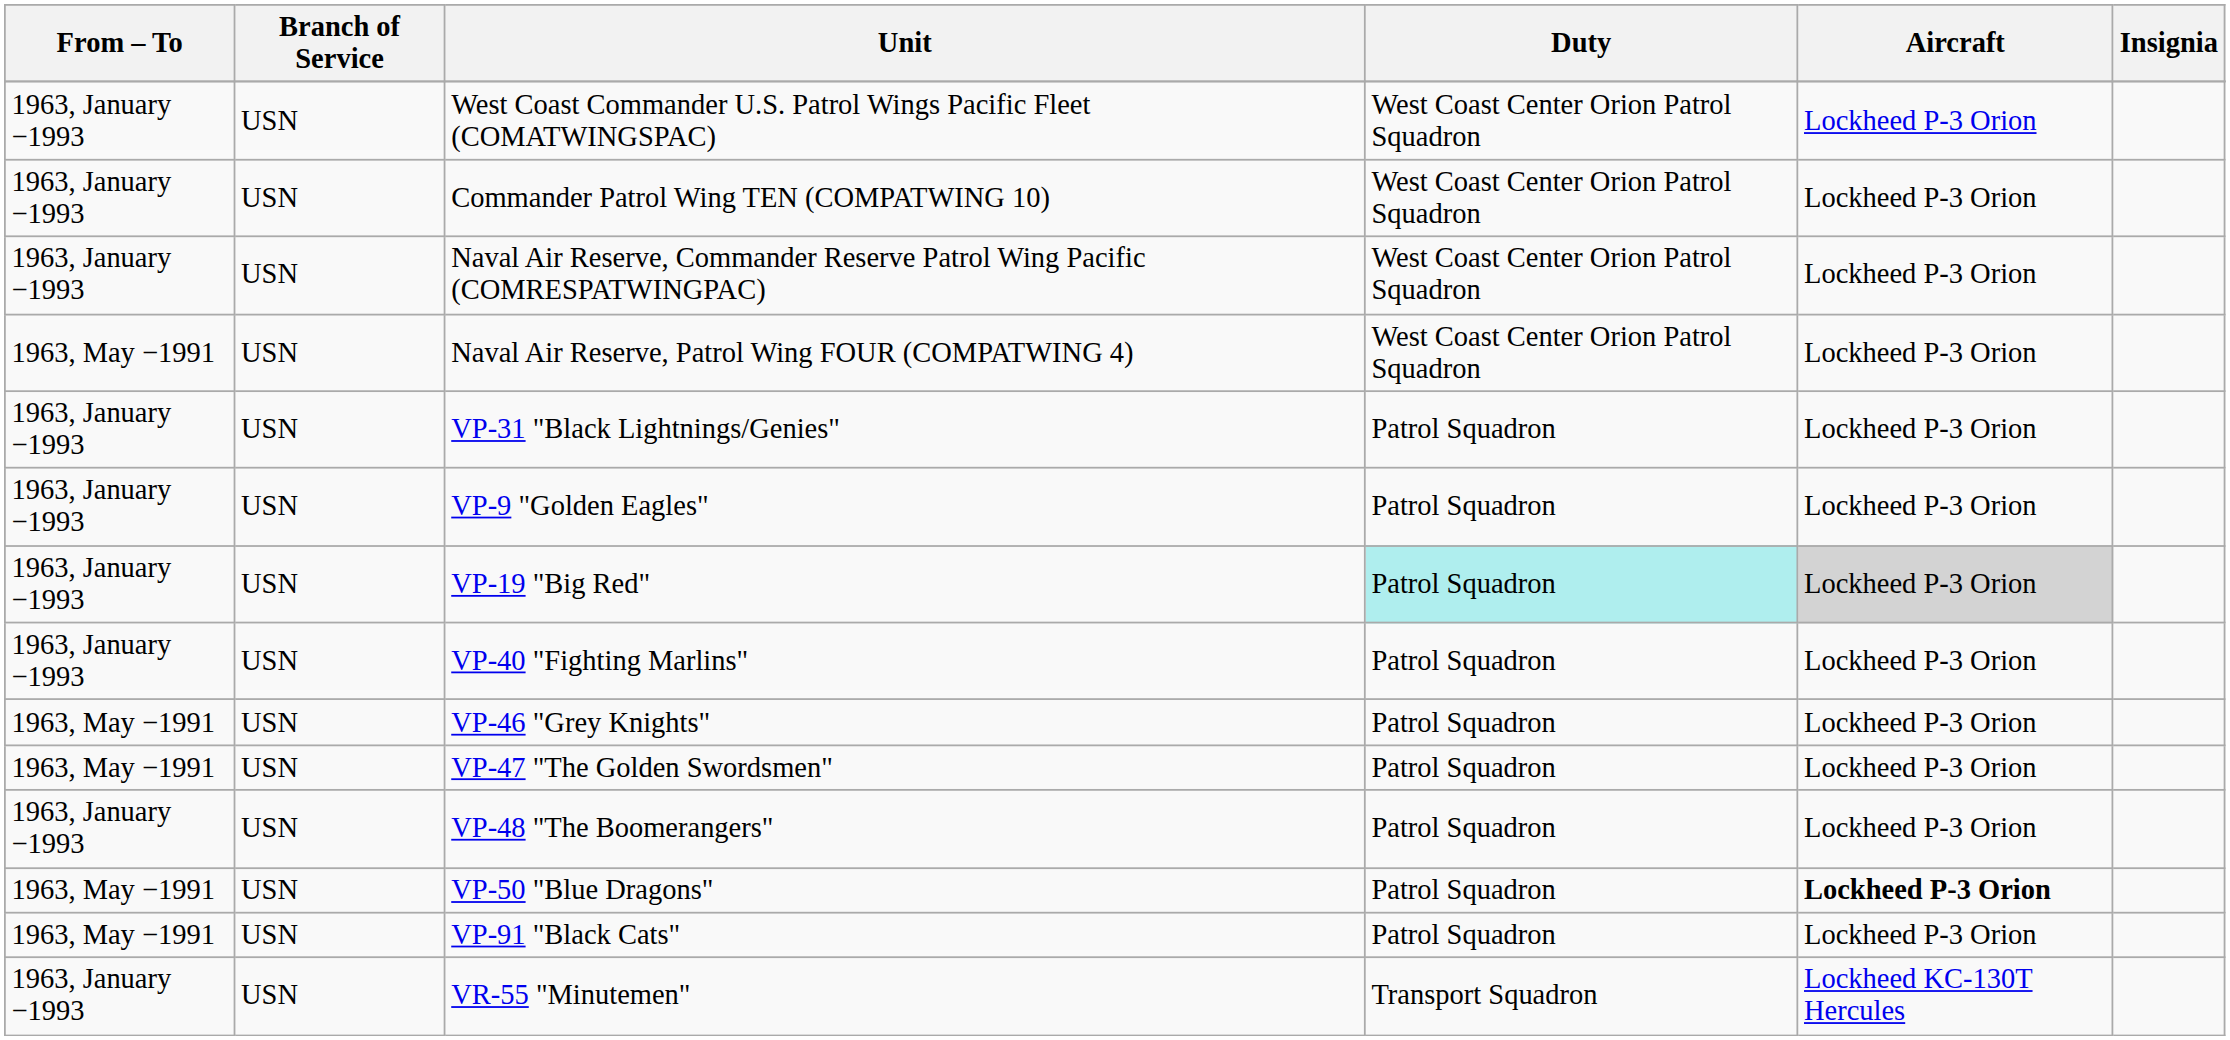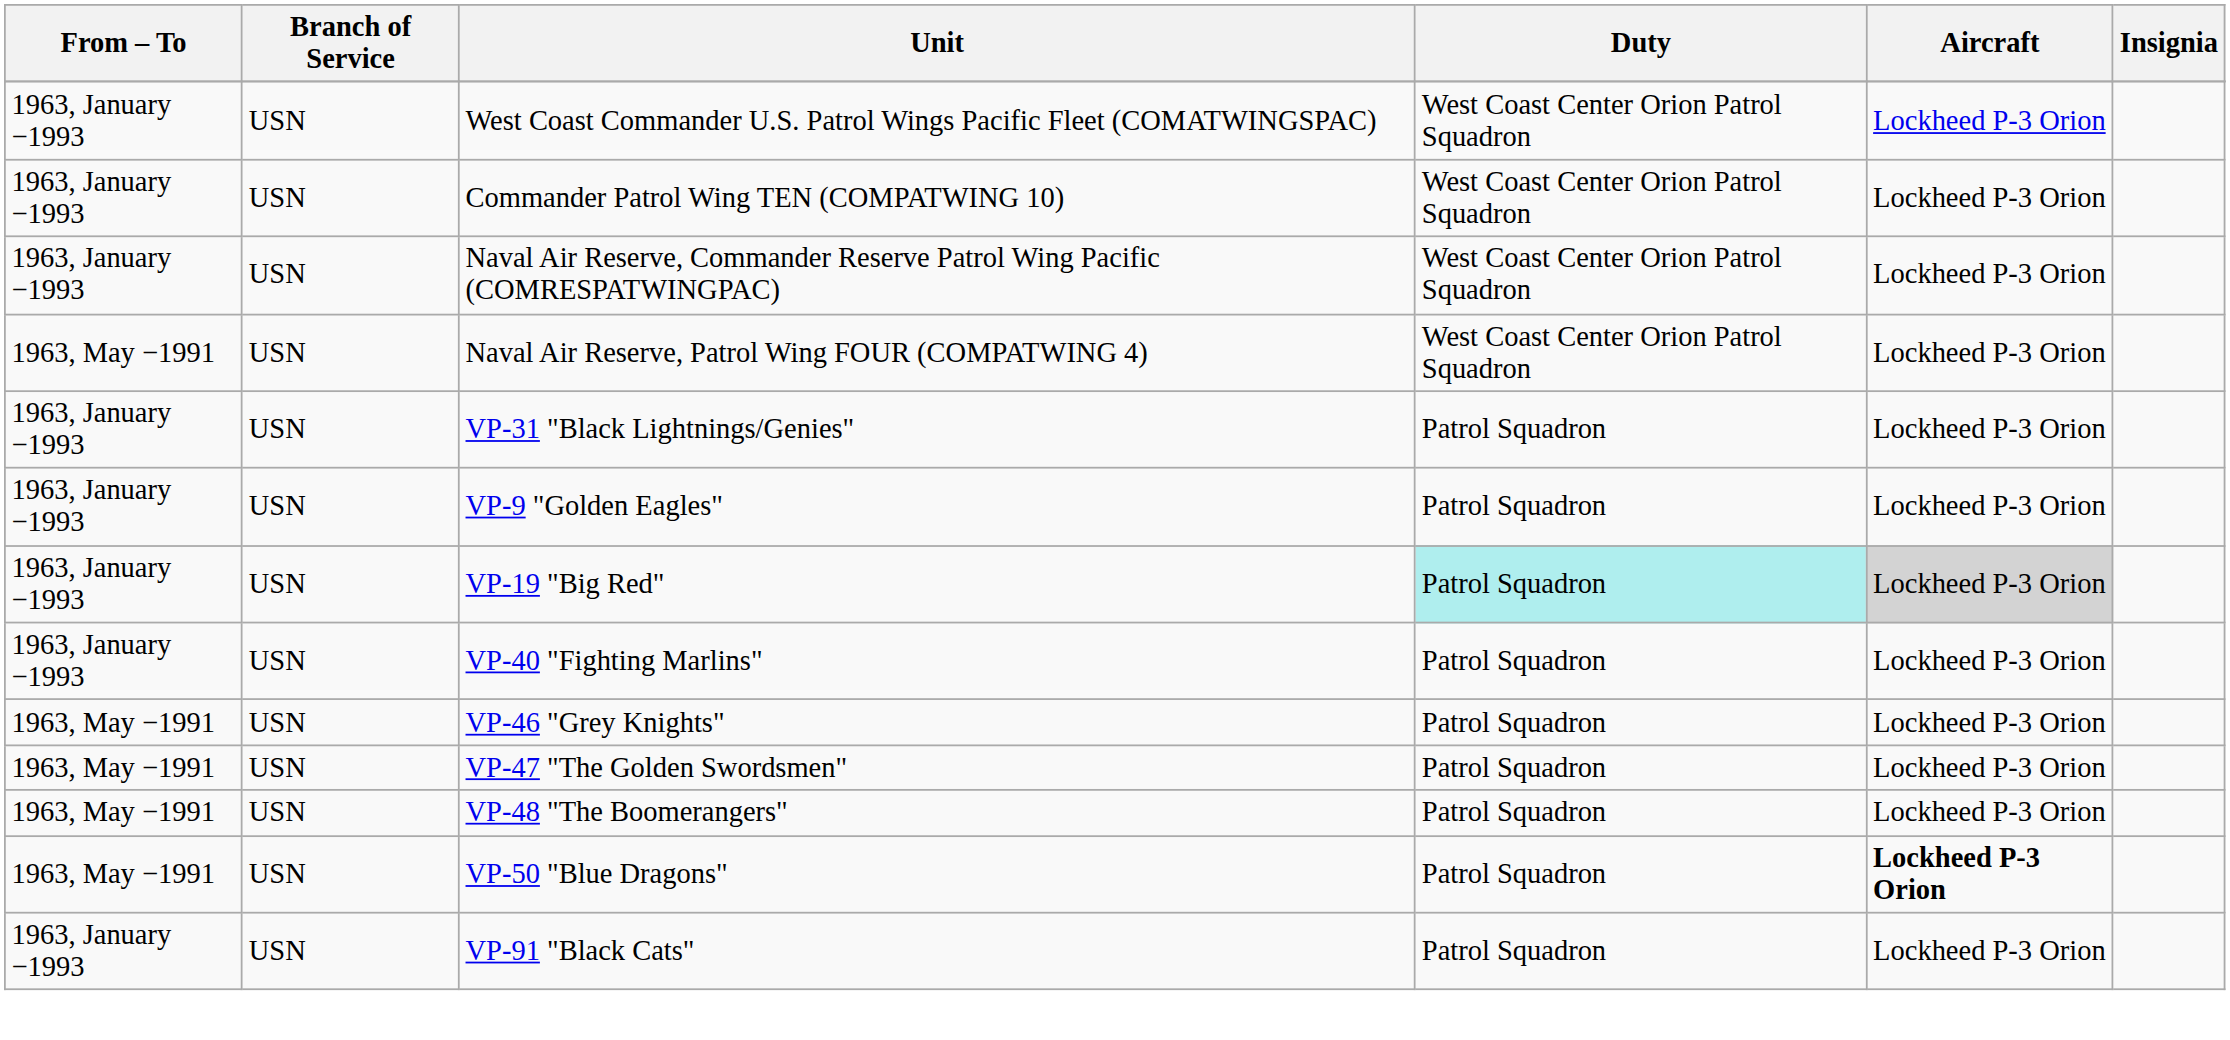(91, 828) 1963, January −1993 -> (113, 812) 1963, May −1991
(113, 934) 1963, May −1991 -> (91, 950) 1963, January −1993
- row: (571, 995)
